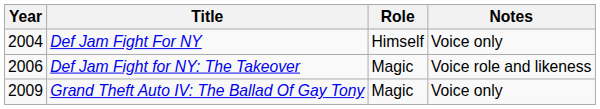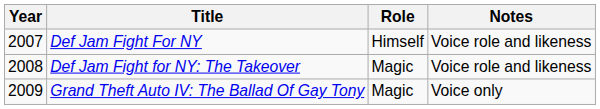(26, 41) 2004 -> (26, 41) 2007
(467, 41) Voice only -> (511, 41) Voice role and likeness
(26, 66) 2006 -> (26, 66) 2008
